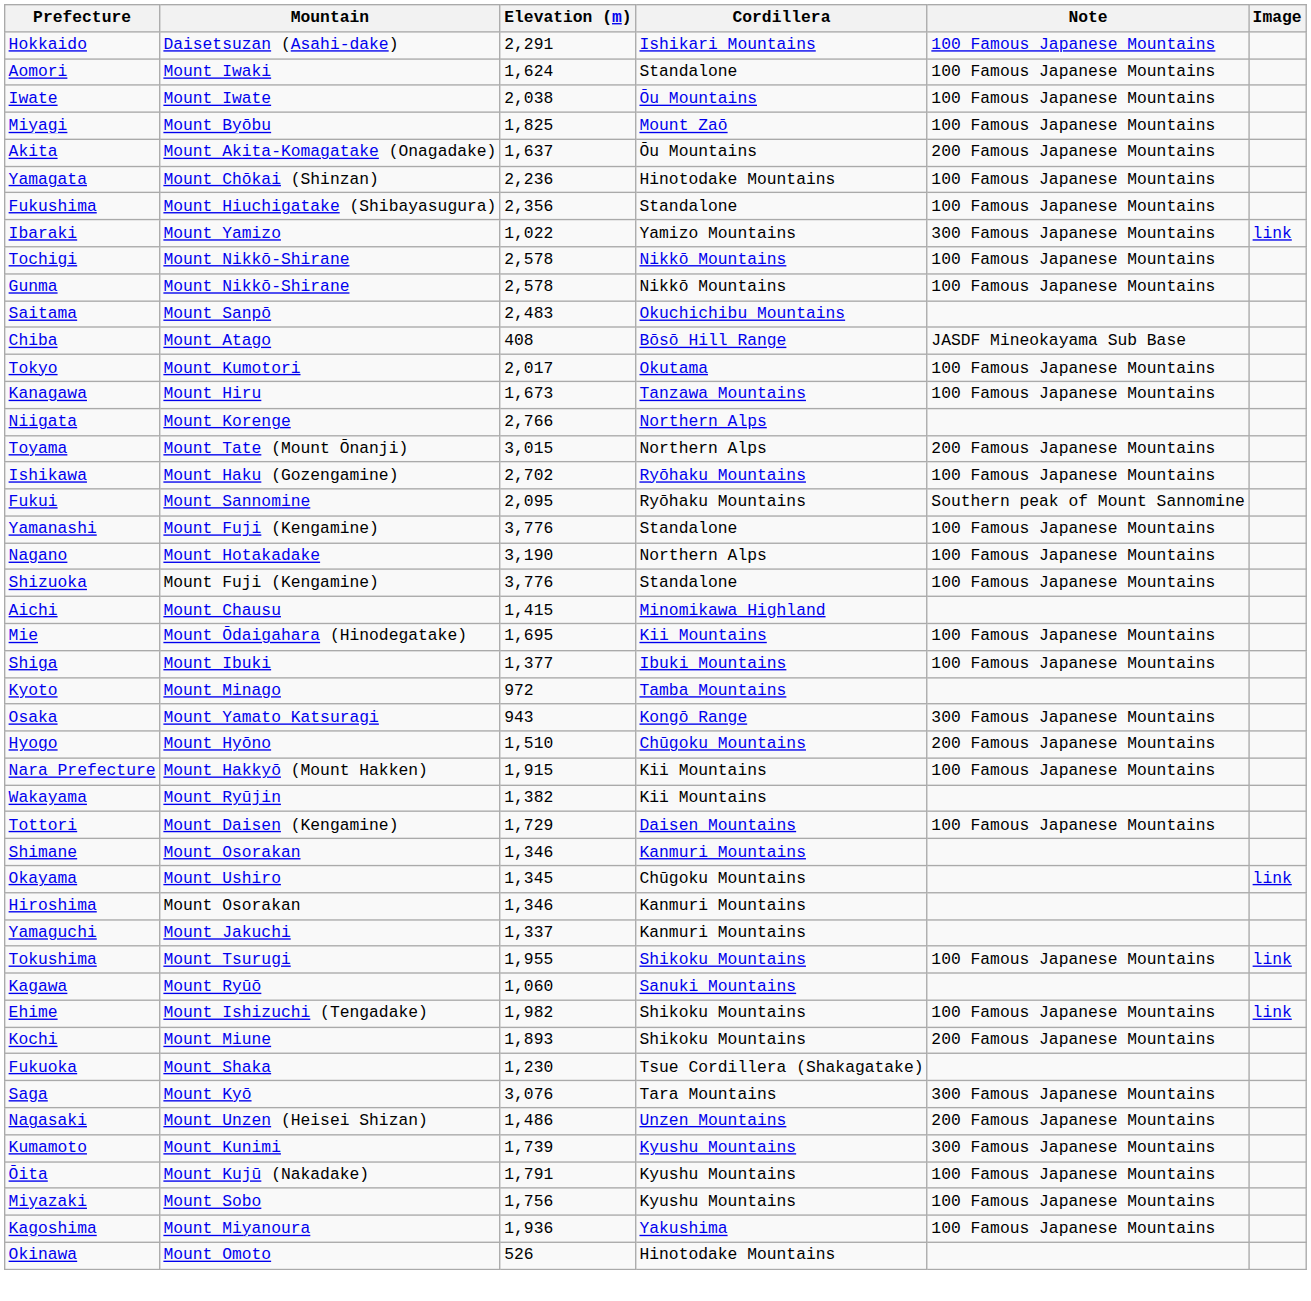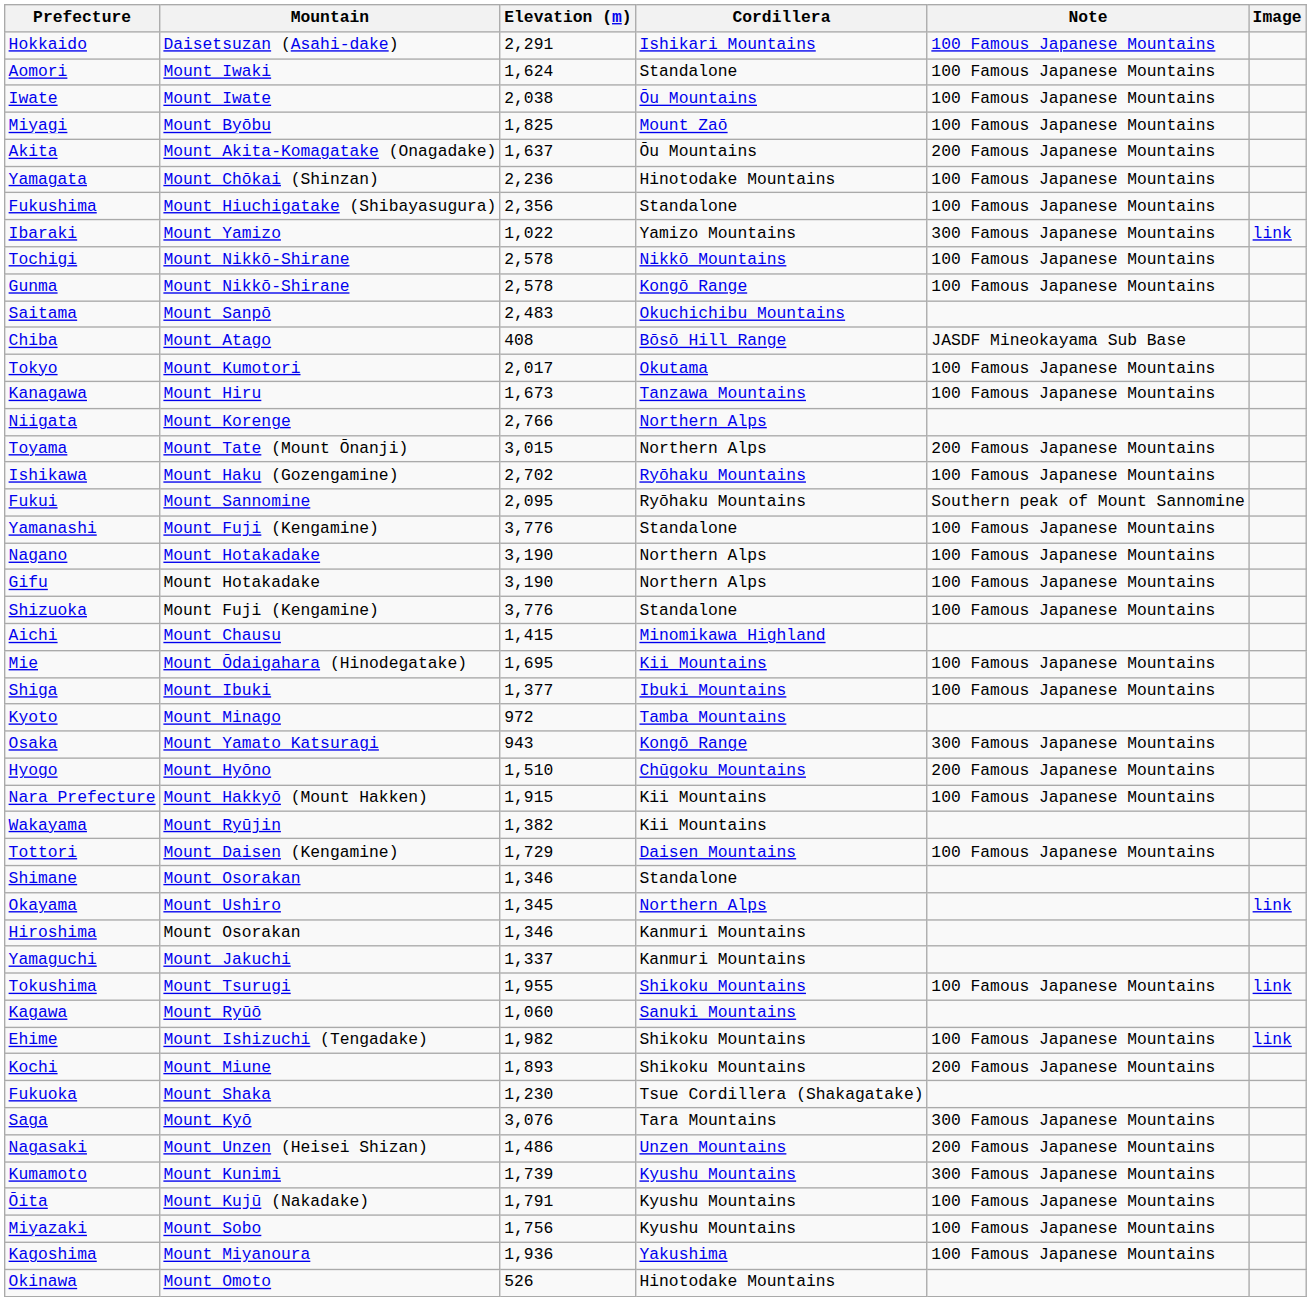(713, 287) Nikkō Mountains -> (693, 287) Kongō Range
+ row: (28, 583)
(723, 852) Kanmuri Mountains -> (688, 879) Standalone
(723, 879) Chūgoku Mountains -> (703, 906) Northern Alps
